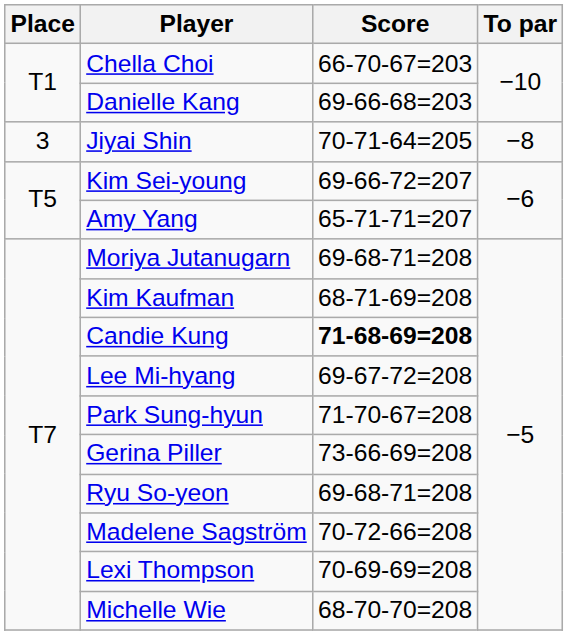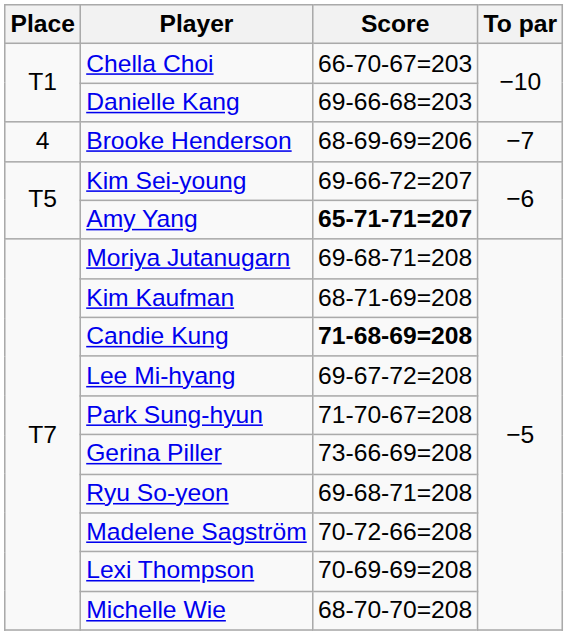- row: (139, 141)
+ row: (189, 141)
(395, 219) normal -> (395, 219) bold
